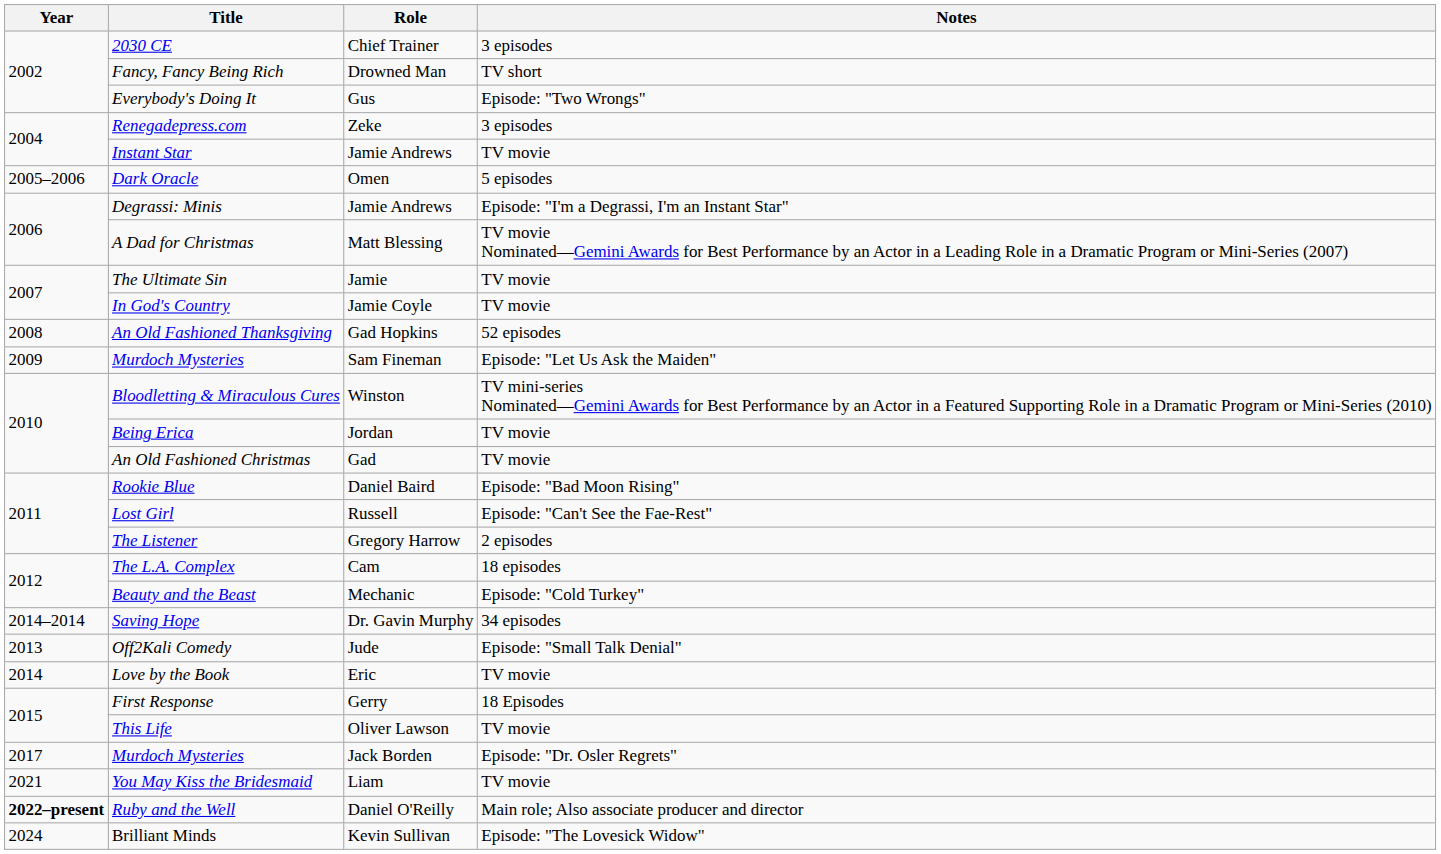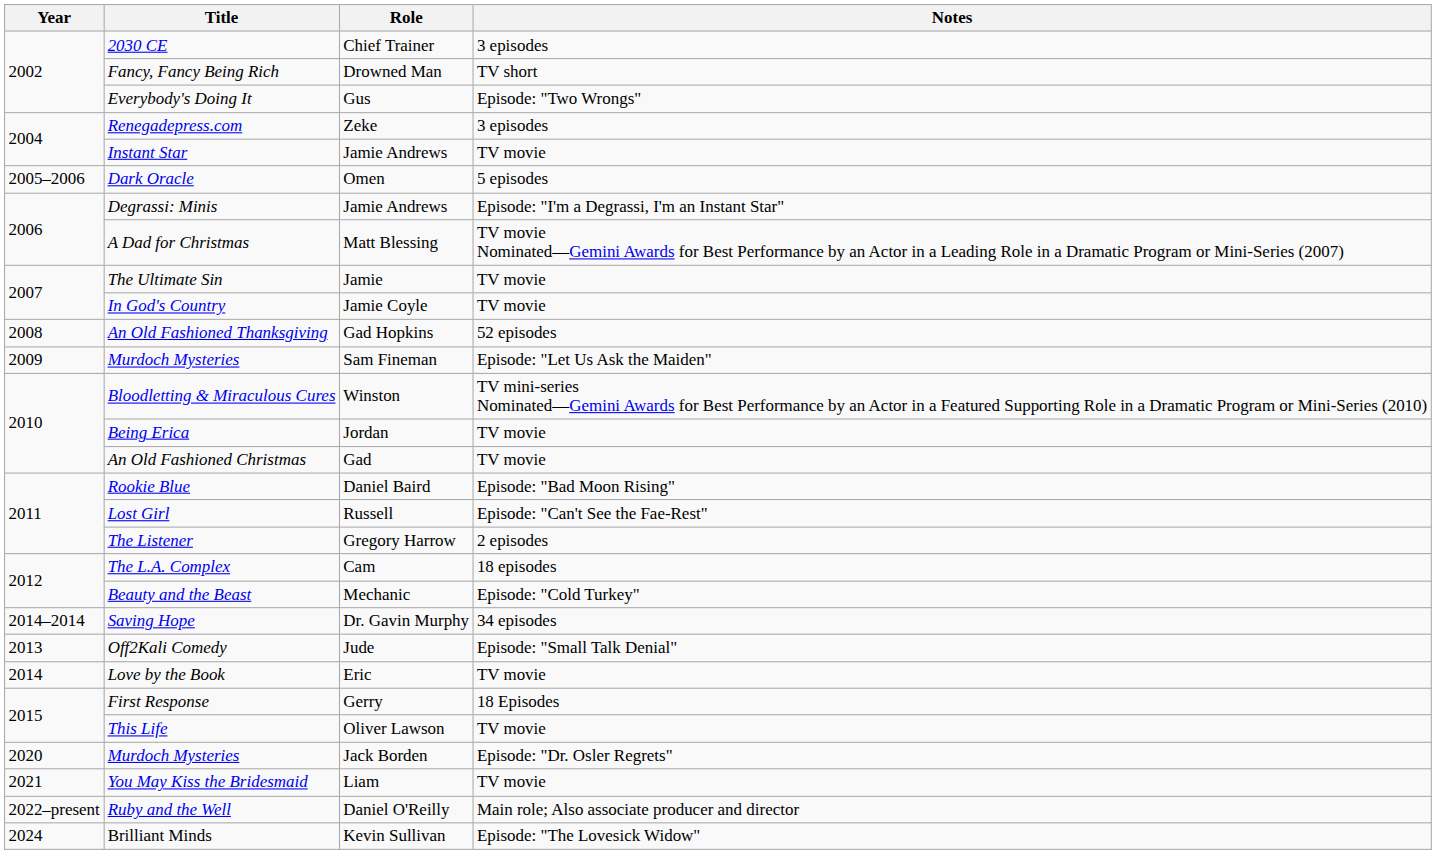(25, 755) 2017 -> (25, 755) 2020
(56, 809) bold -> (54, 809) normal
